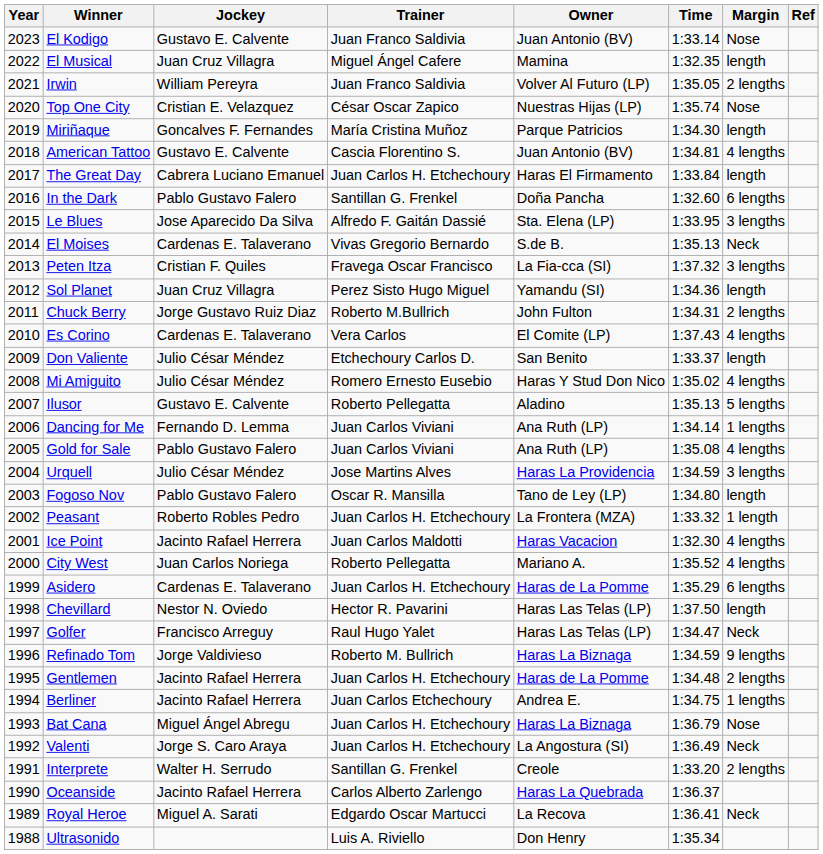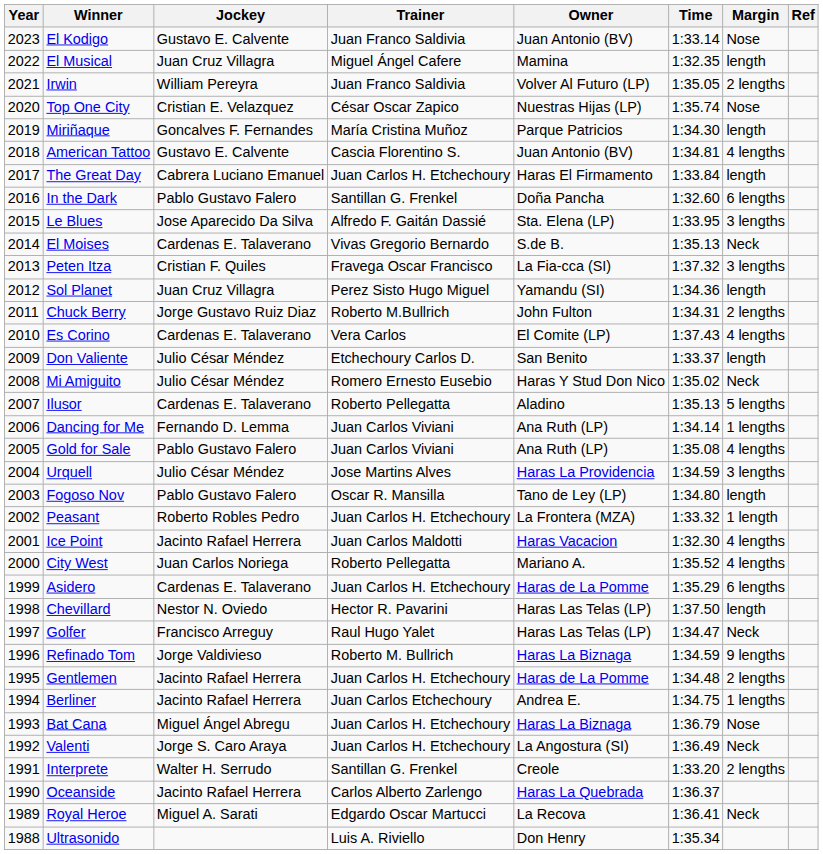(756, 381) 4 lengths -> (743, 381) Neck
(223, 404) Gustavo E. Calvente -> (234, 404) Cardenas E. Talaverano
